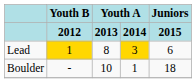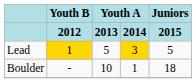(106, 50) 8 -> (106, 50) 5
(170, 50) 6 -> (170, 50) 5
